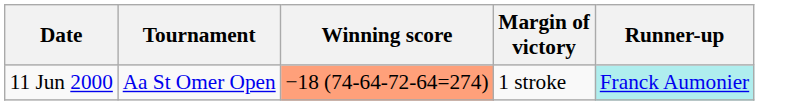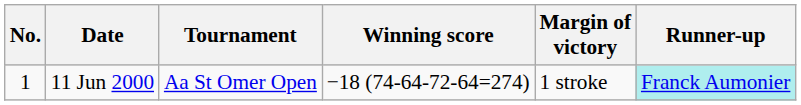+ column: (25, 34)
(387, 82) lightsalmon background -> (428, 82) no background
